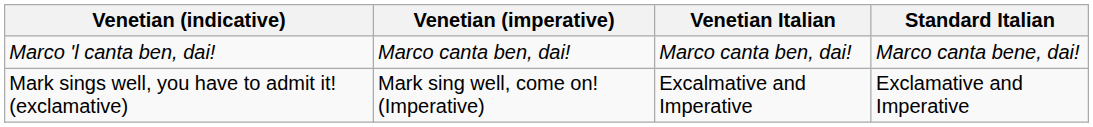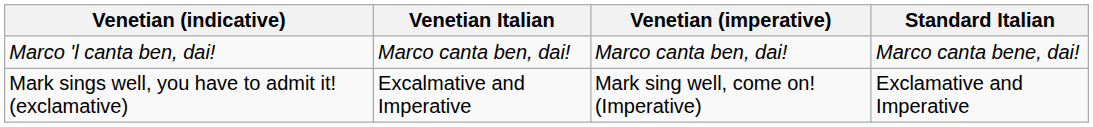columns swapped: (514, 20) <-> (763, 20)
